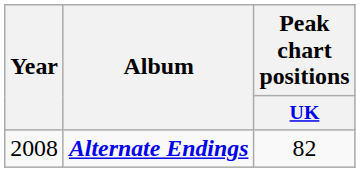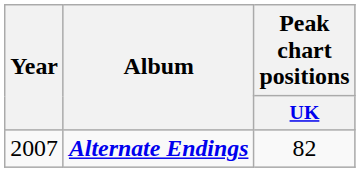(34, 148) 2008 -> (34, 148) 2007
